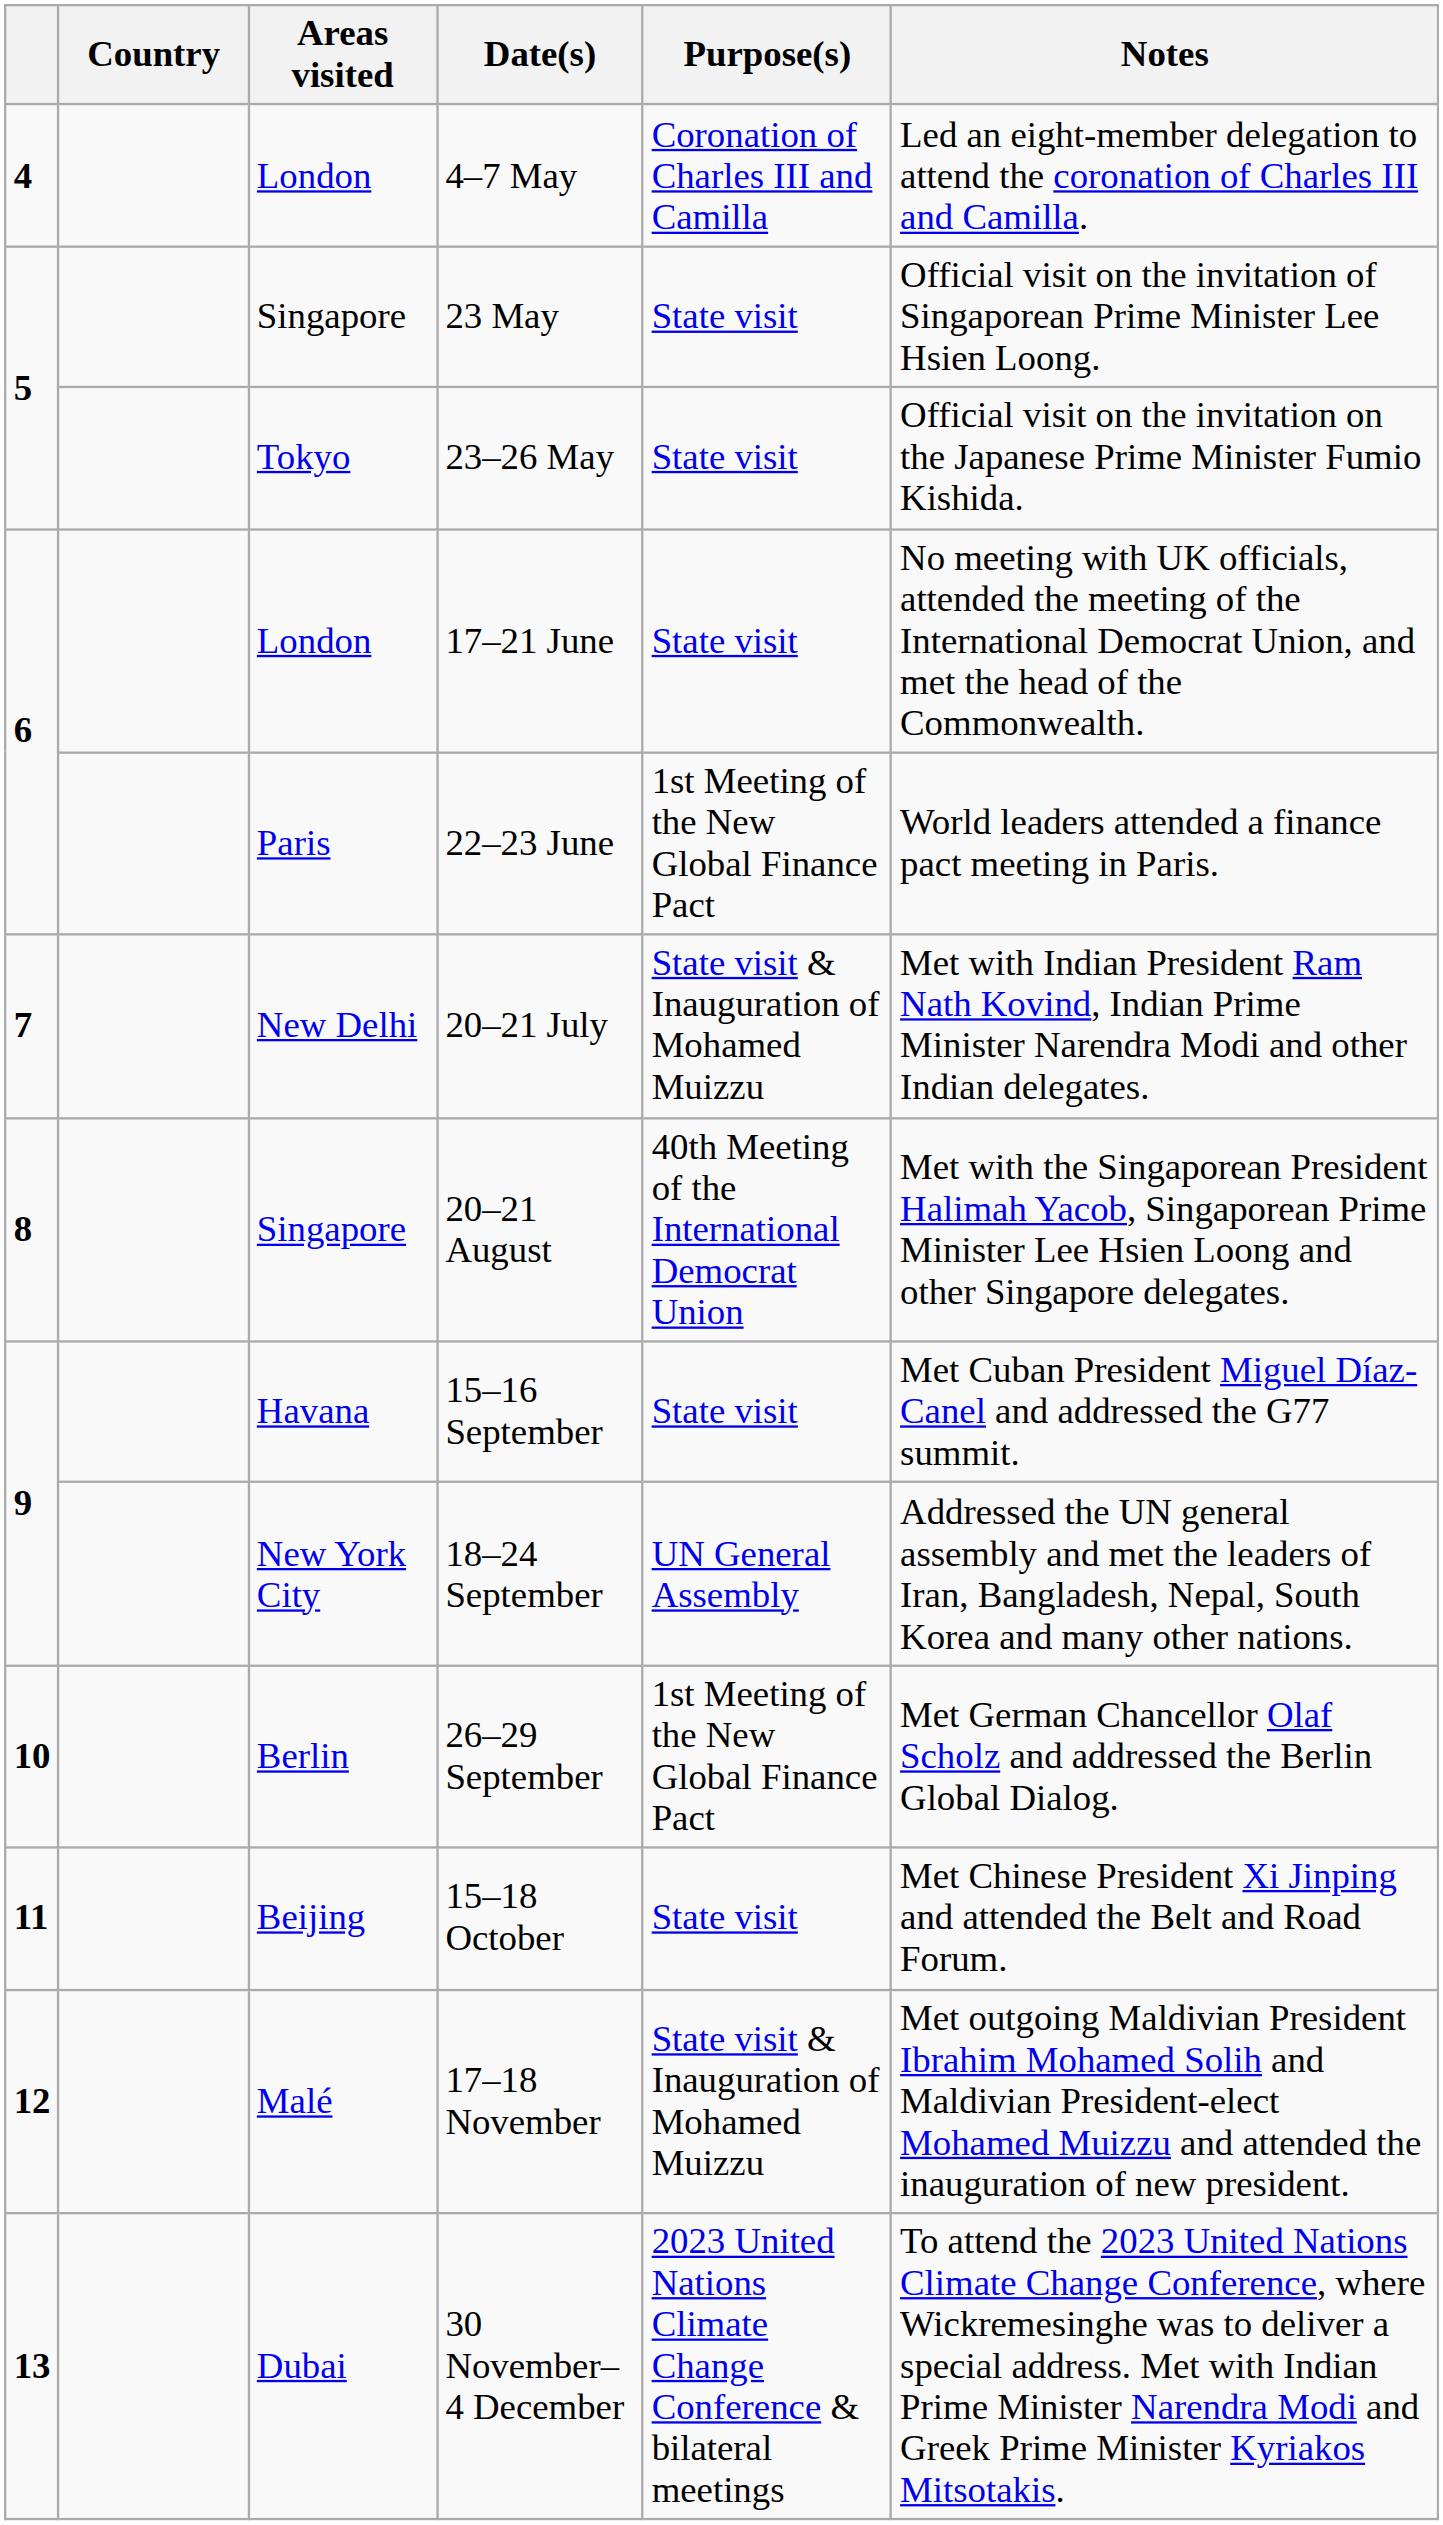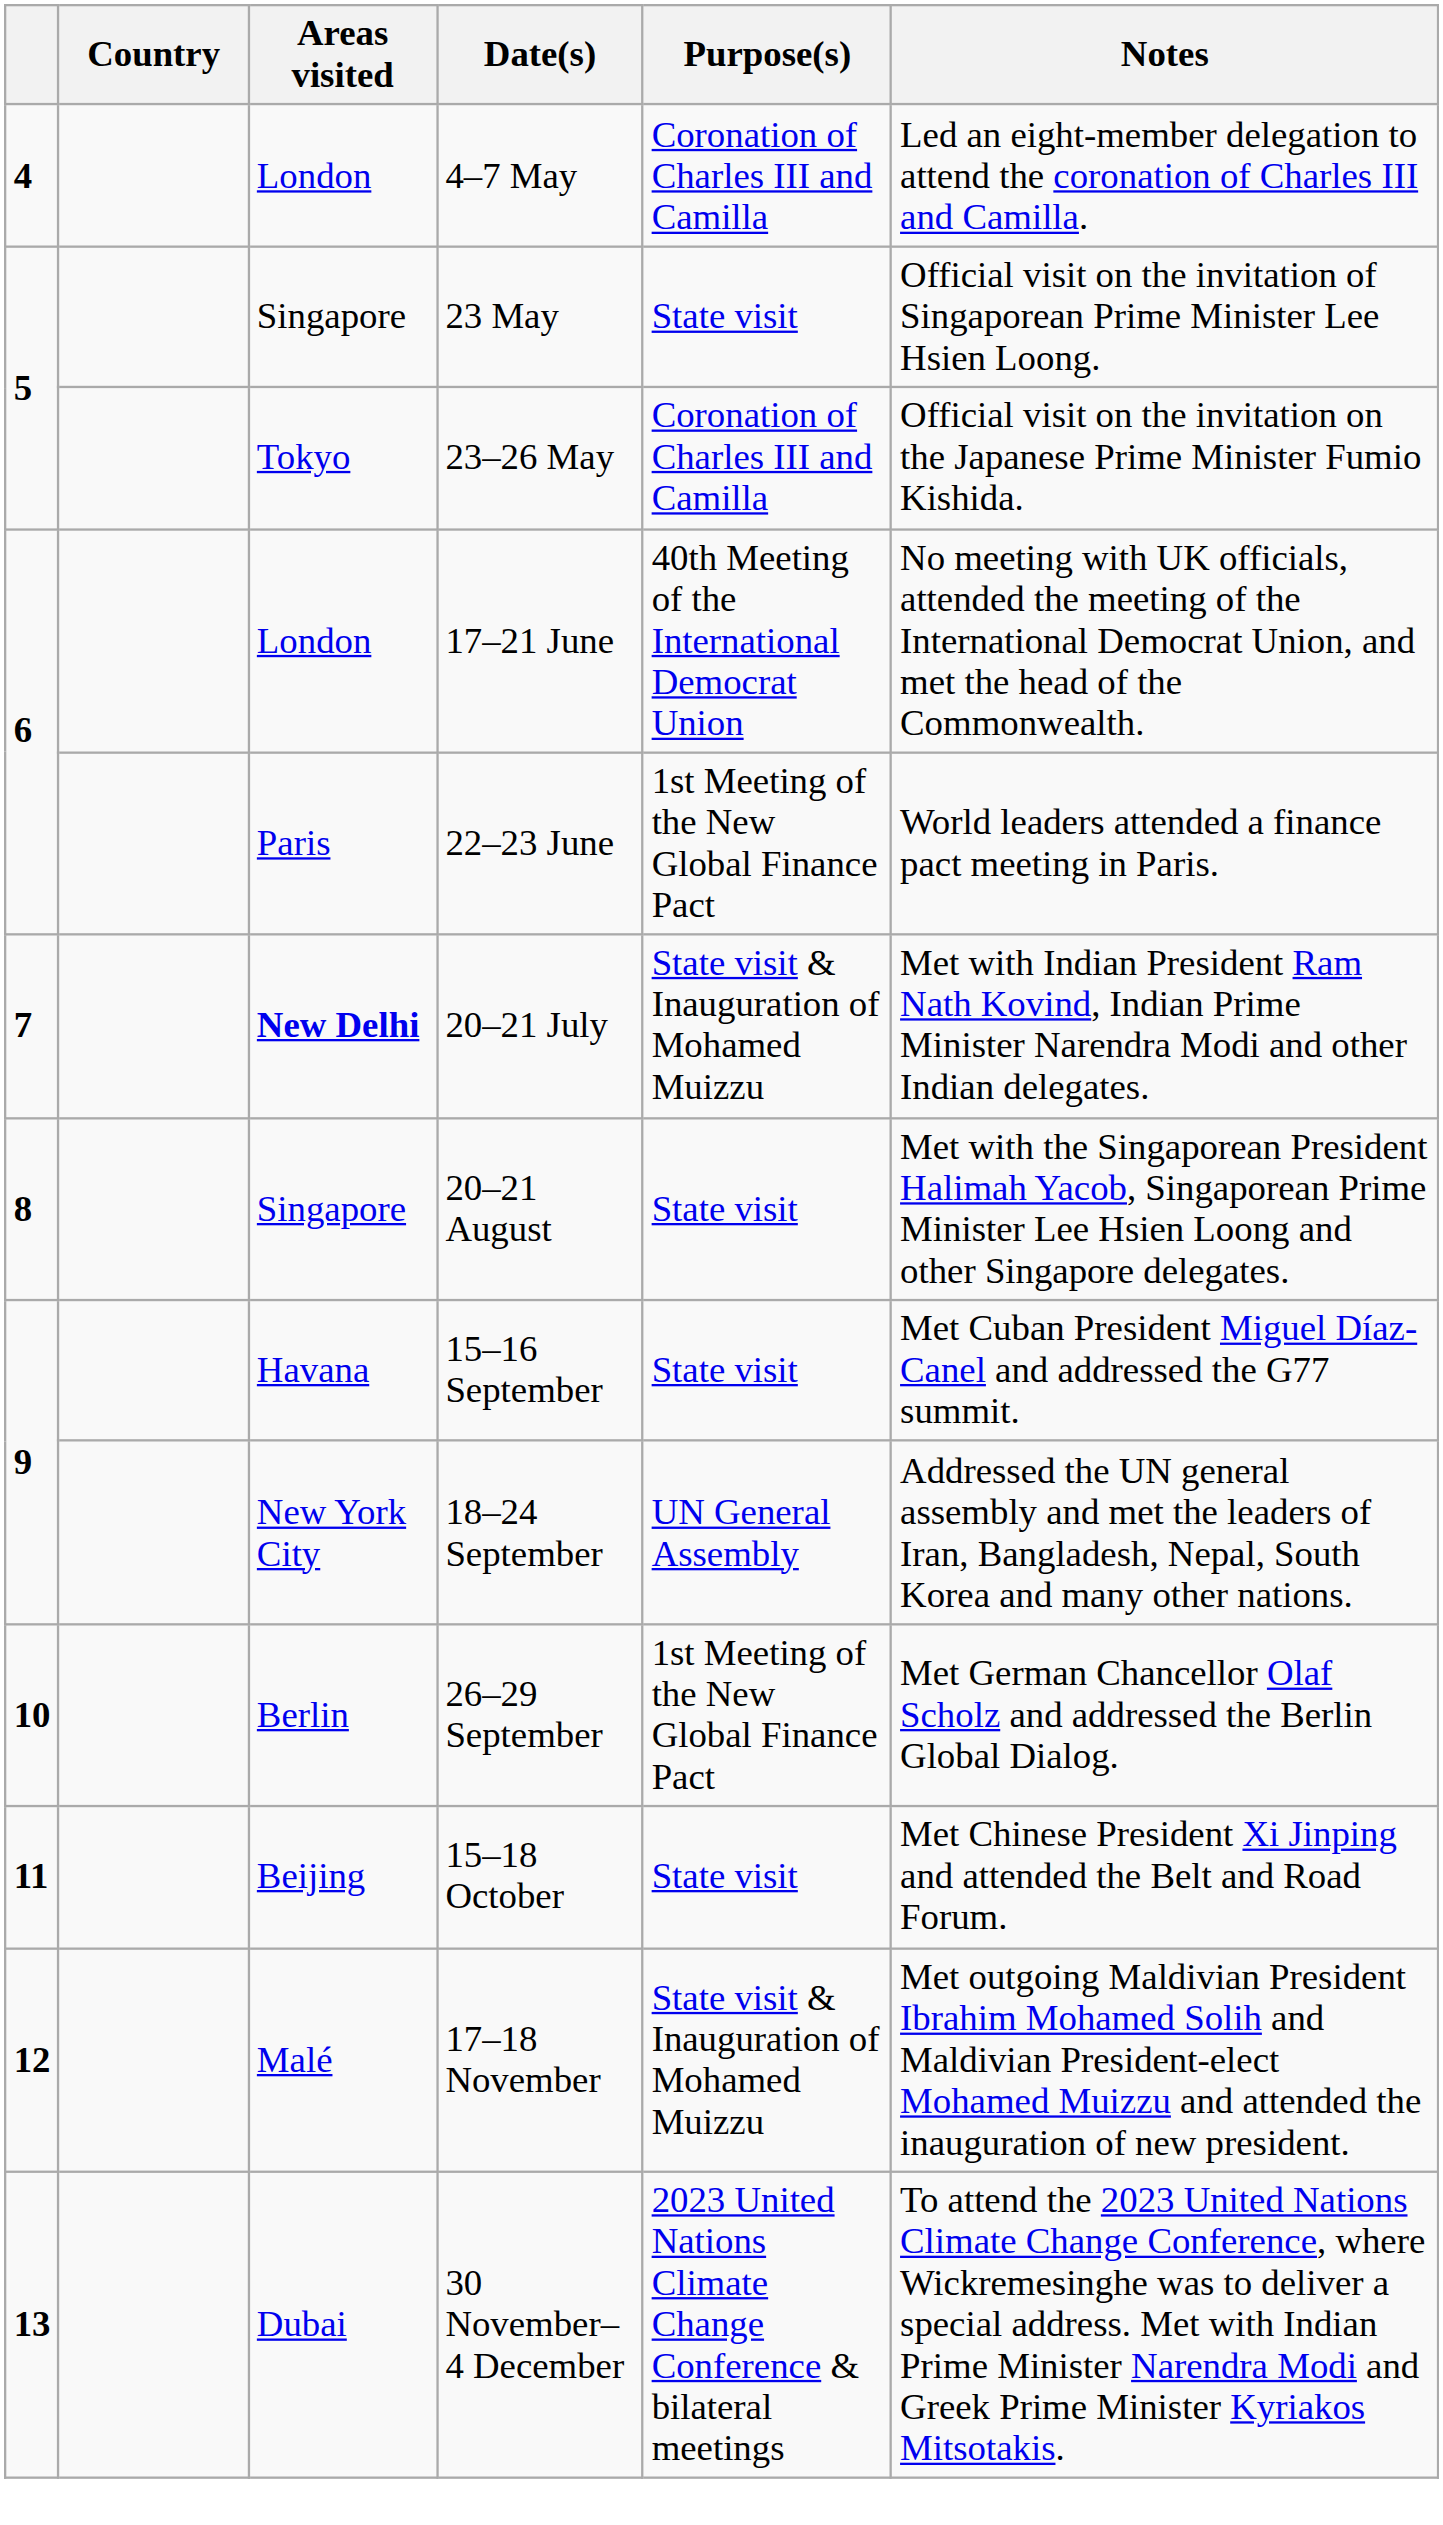(725, 457) State visit -> (762, 457) Coronation of Charles III and Camilla
(725, 639) State visit -> (750, 639) 40th Meeting of the International Democrat Union
(337, 1025) normal -> (338, 1025) bold
(750, 1228) 40th Meeting of the International Democrat Union -> (725, 1208) State visit
